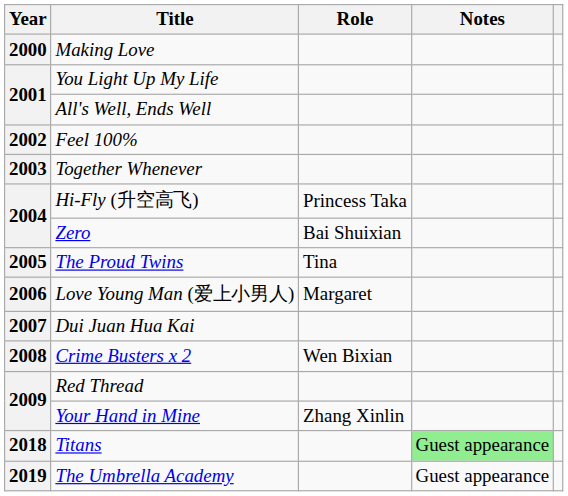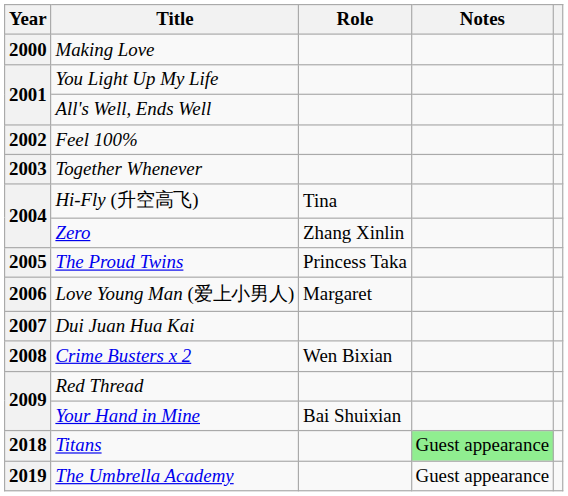(355, 200) Princess Taka -> (320, 200) Tina
(352, 232) Bai Shuixian -> (354, 232) Zhang Xinlin
(320, 262) Tina -> (355, 262) Princess Taka
(354, 415) Zhang Xinlin -> (352, 415) Bai Shuixian
